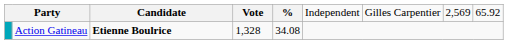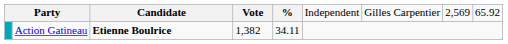(248, 30) 1,328 -> (248, 30) 1,382
(288, 30) 34.08 -> (287, 30) 34.11
